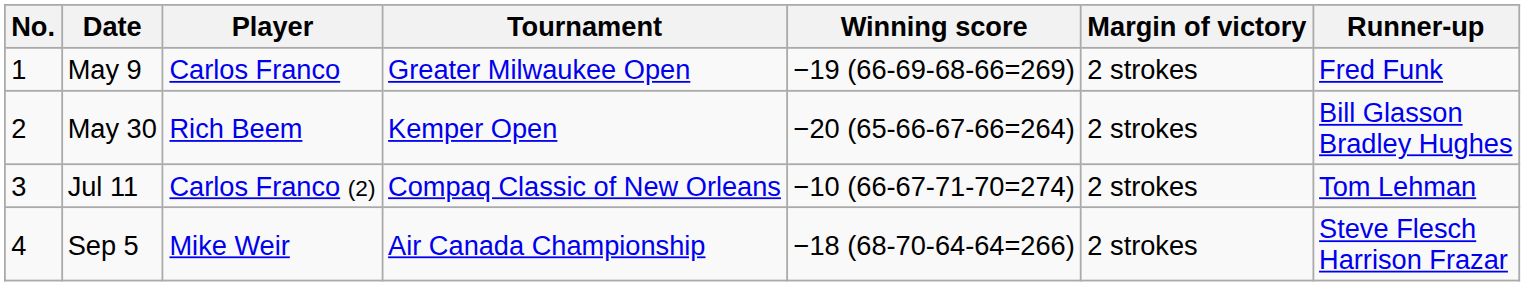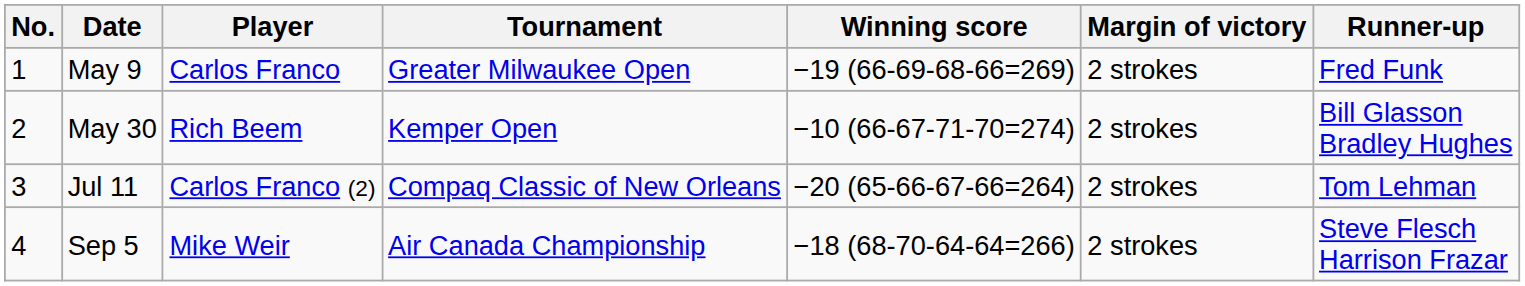(934, 128) −20 (65-66-67-66=264) -> (934, 128) −10 (66-67-71-70=274)
(934, 186) −10 (66-67-71-70=274) -> (934, 186) −20 (65-66-67-66=264)
